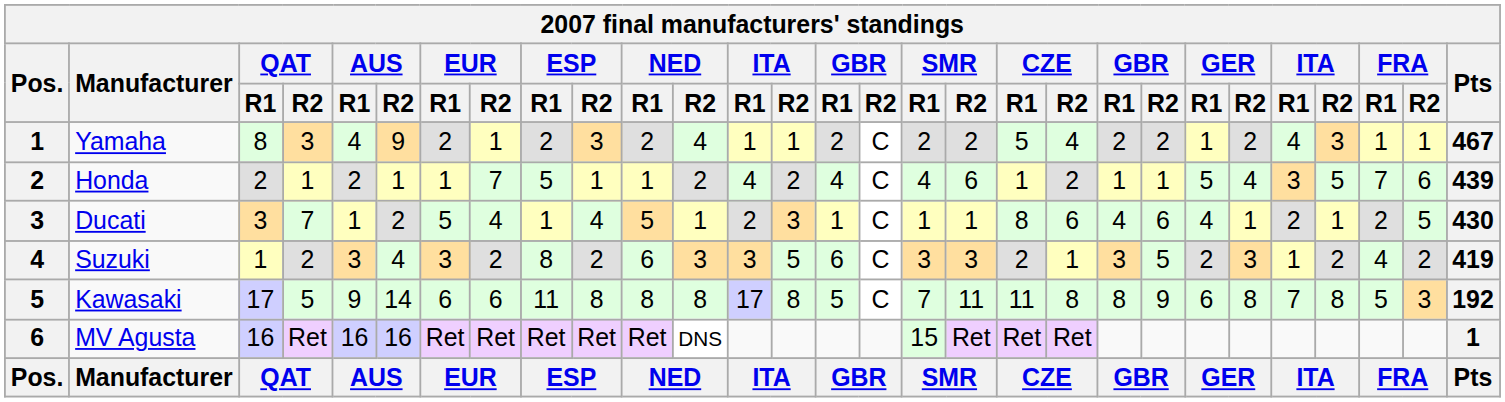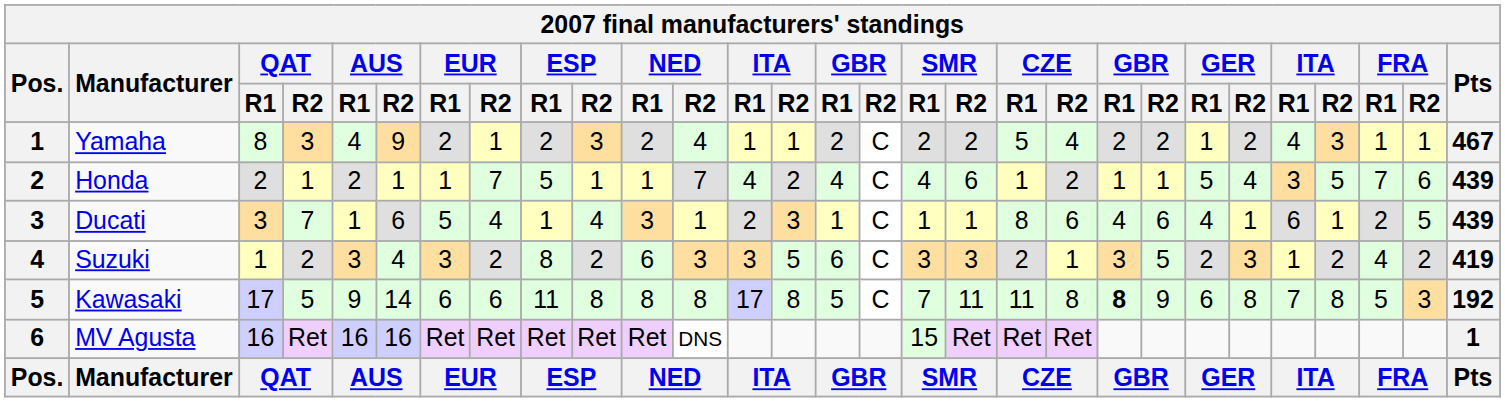(700, 181) 2 -> (700, 181) 7
(398, 220) 2 -> (398, 220) 6
(647, 220) 5 -> (647, 220) 3
(1294, 220) 2 -> (1294, 220) 6
(1473, 220) 430 -> (1473, 220) 439
(1119, 299) normal -> (1119, 299) bold
